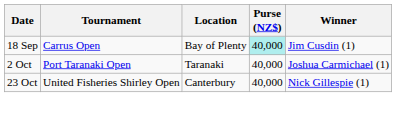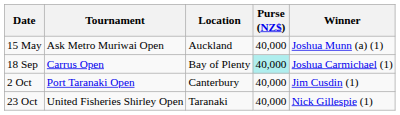+ row: (24, 45)
(321, 45) Jim Cusdin (1) -> (342, 64) Joshua Carmichael (1)
(204, 64) Taranaki -> (214, 82) Canterbury
(338, 64) Joshua Carmichael (1) -> (325, 82) Jim Cusdin (1)
(210, 82) Canterbury -> (208, 101) Taranaki
